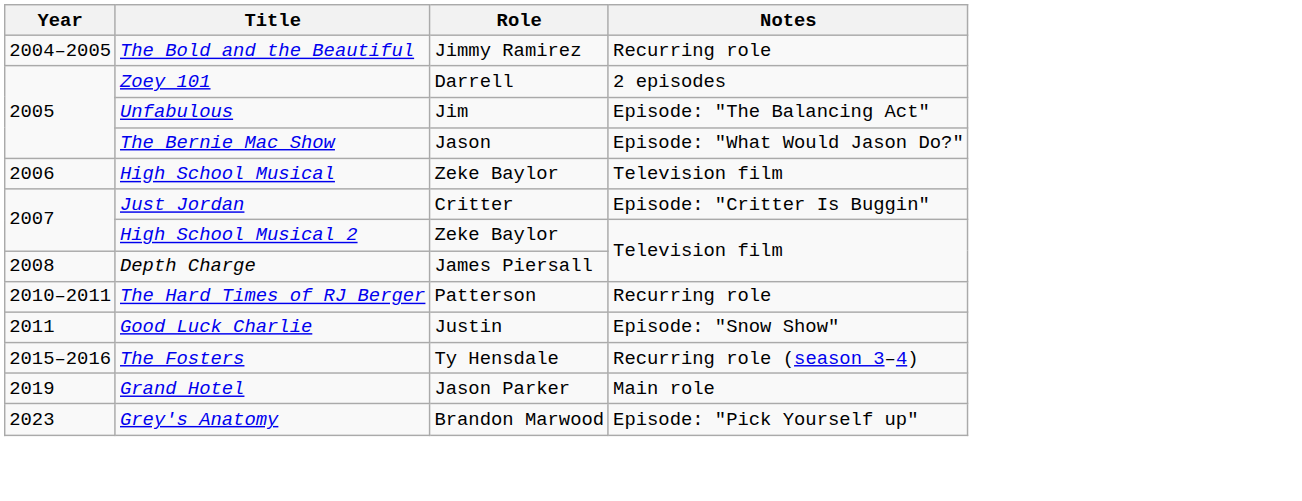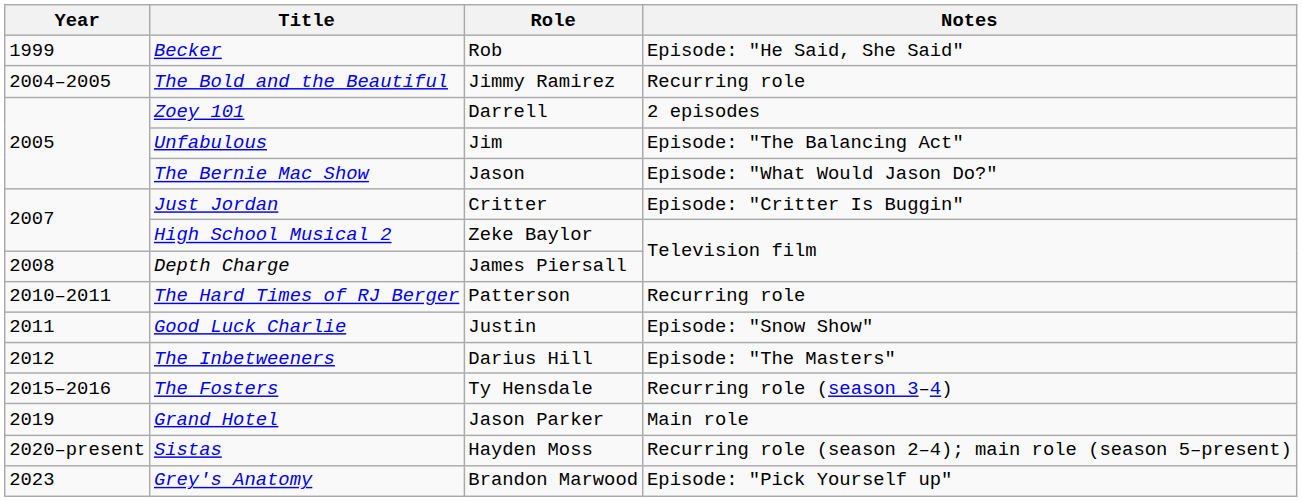+ row: (188, 51)
- row: (227, 174)
+ row: (244, 358)
+ row: (188, 450)
